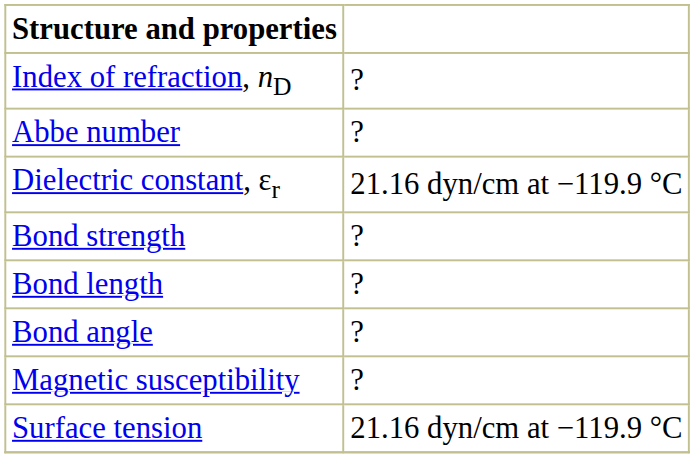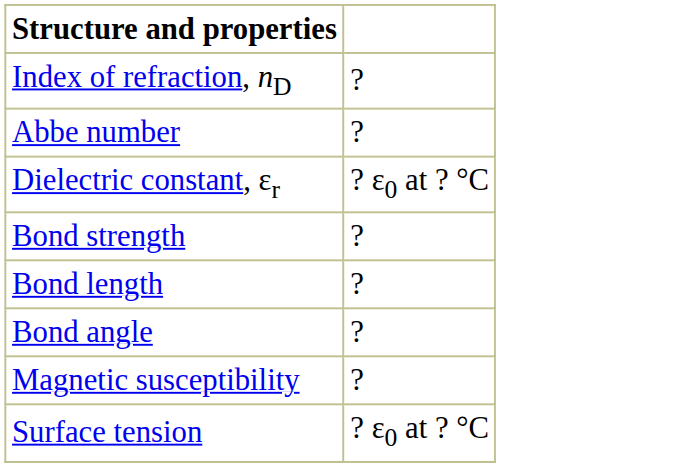(516, 184) 21.16 dyn/cm at −119.9 °C -> (420, 184) ? ε0 at ? °C
(516, 428) 21.16 dyn/cm at −119.9 °C -> (420, 432) ? ε0 at ? °C
